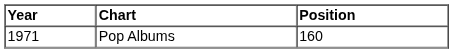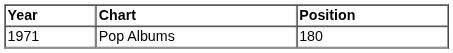(311, 36) 160 -> (311, 36) 180
